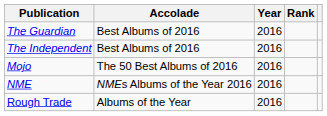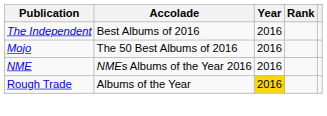- row: (41, 31)
(269, 102) no background -> (269, 84) gold background
